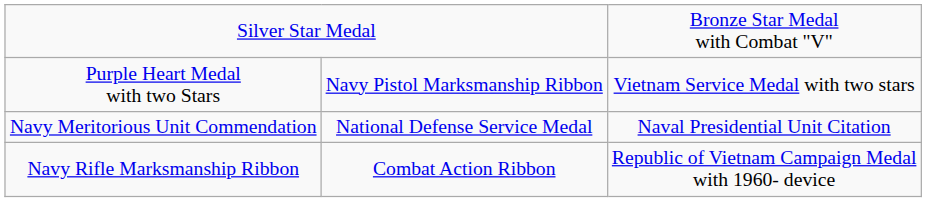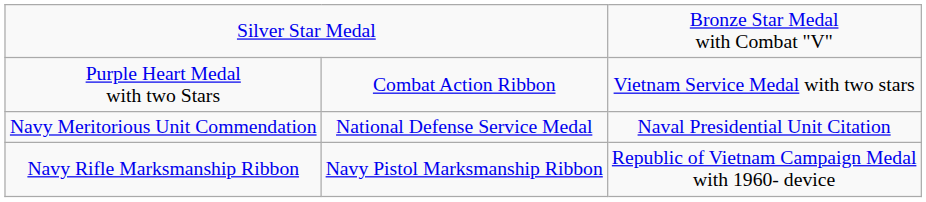(464, 84) Navy Pistol Marksmanship Ribbon -> (464, 84) Combat Action Ribbon
(464, 169) Combat Action Ribbon -> (464, 169) Navy Pistol Marksmanship Ribbon
